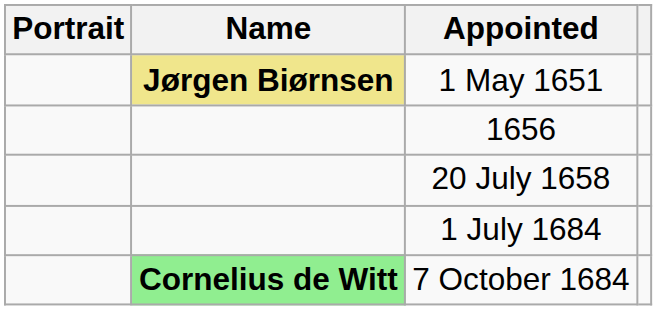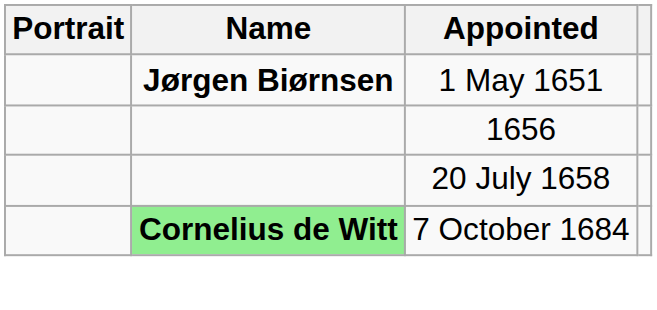(268, 79) khaki background -> (268, 79) no background
- row: (521, 229)
